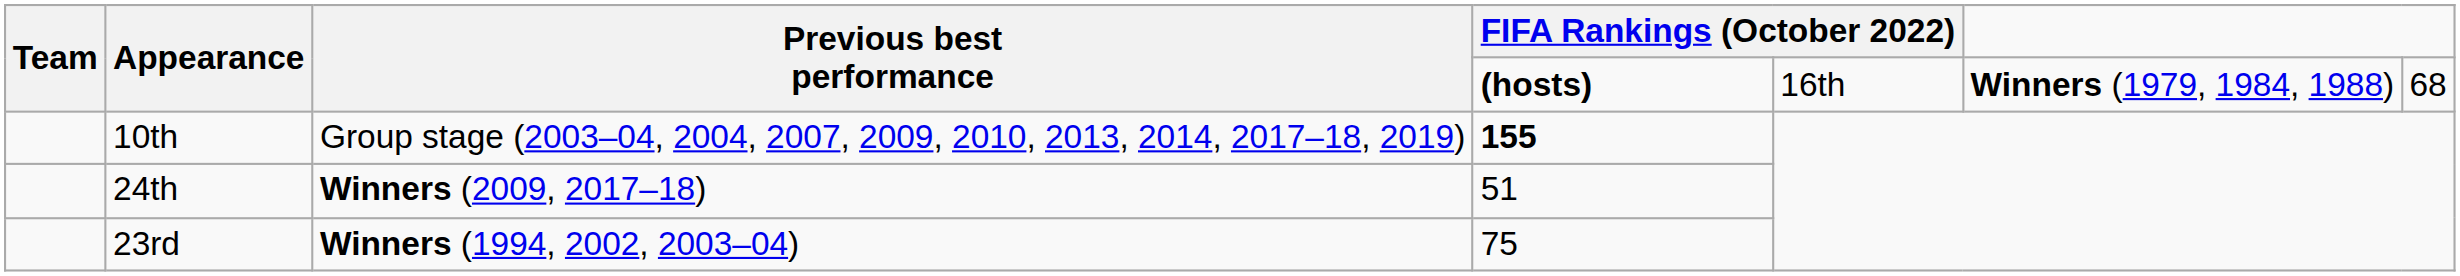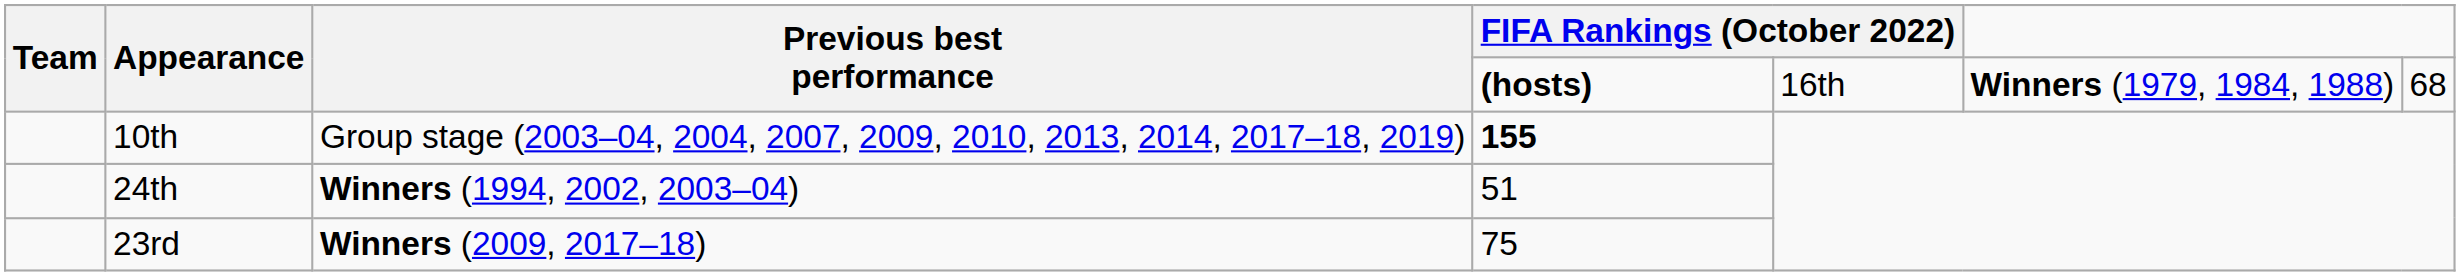(513, 190) Winners (2009, 2017–18) -> (560, 190) Winners (1994, 2002, 2003–04)
(560, 243) Winners (1994, 2002, 2003–04) -> (513, 243) Winners (2009, 2017–18)
